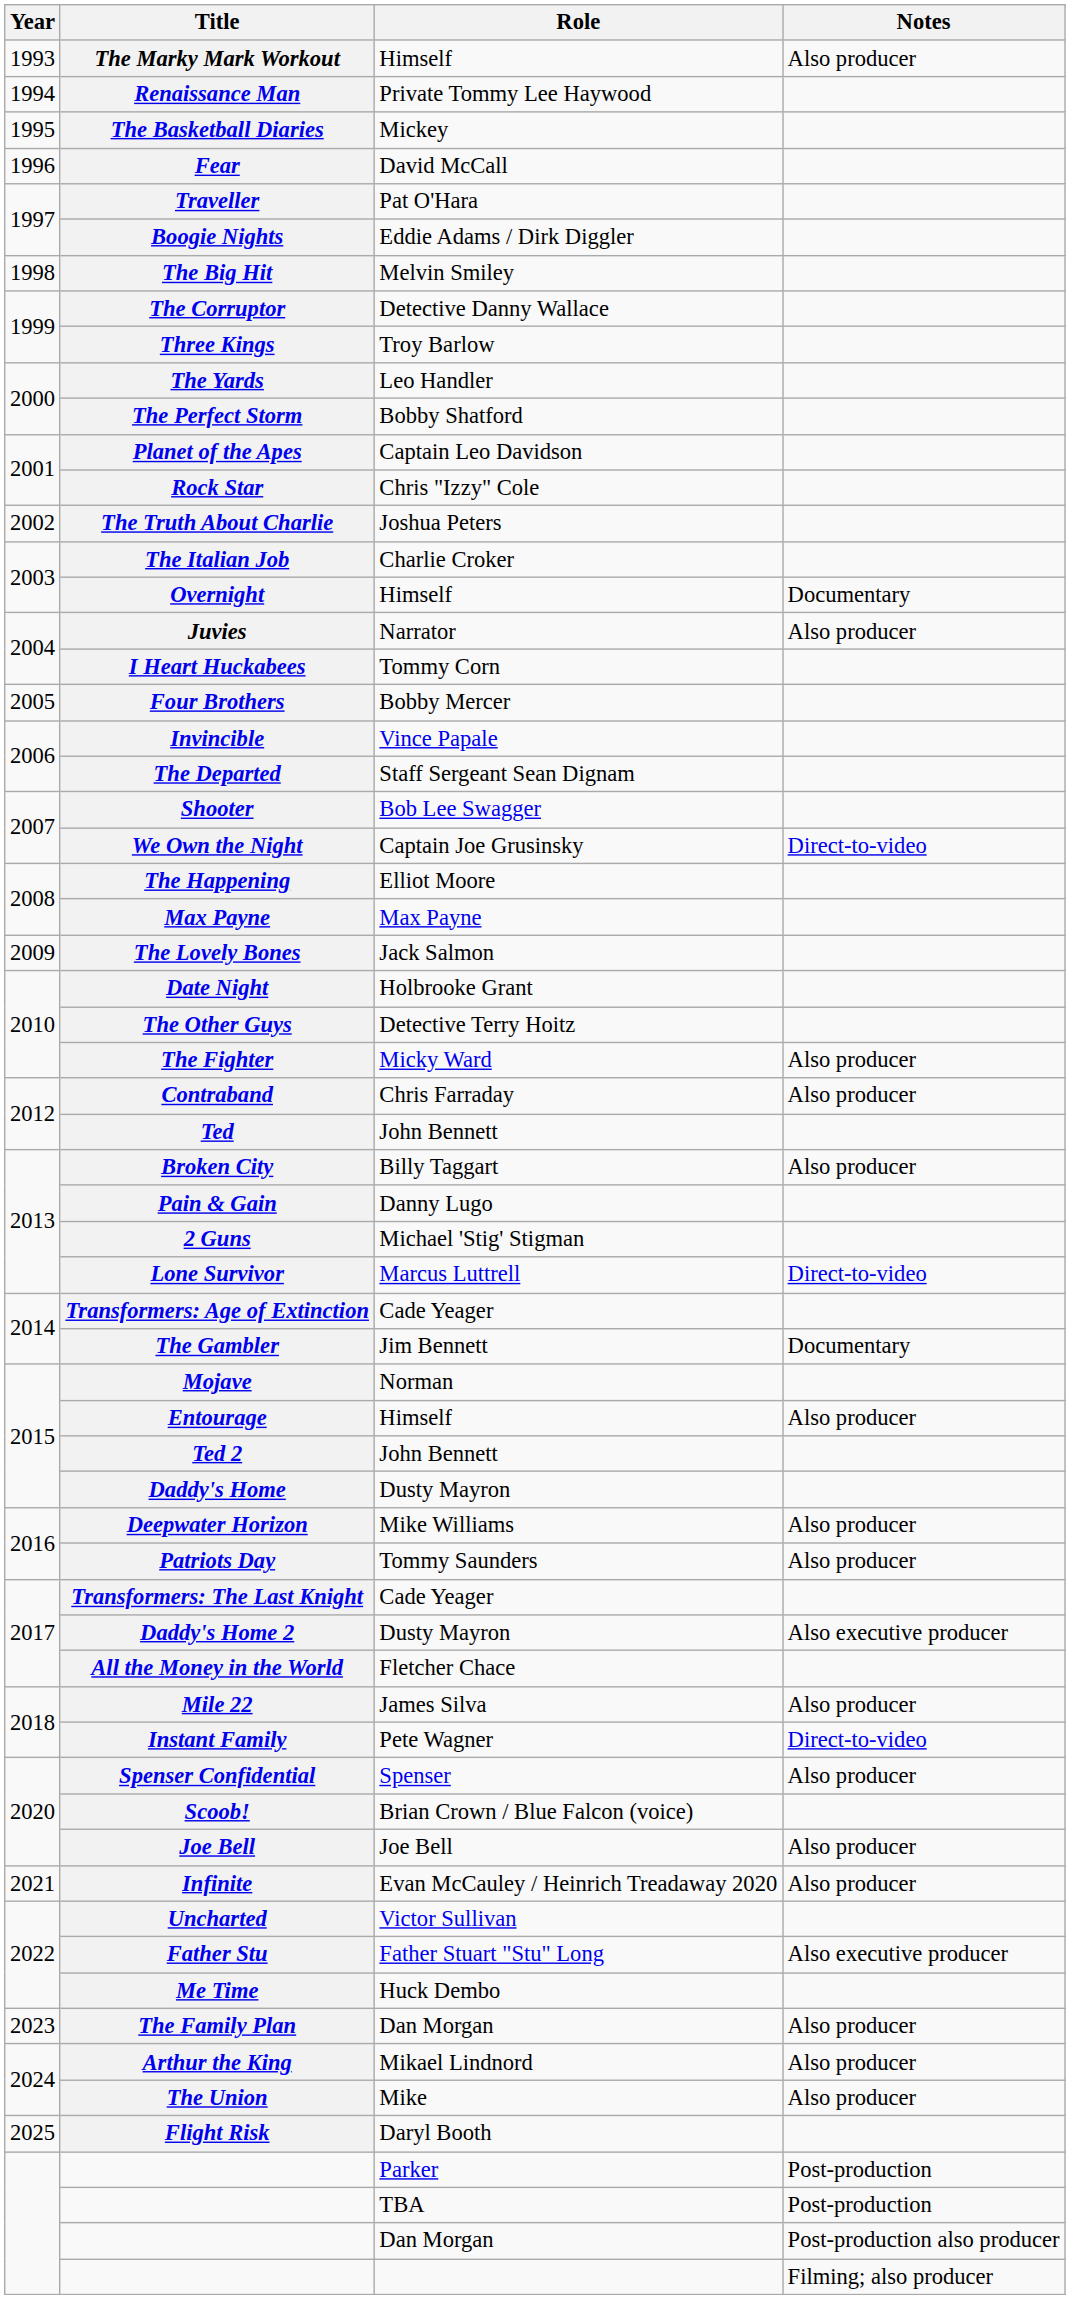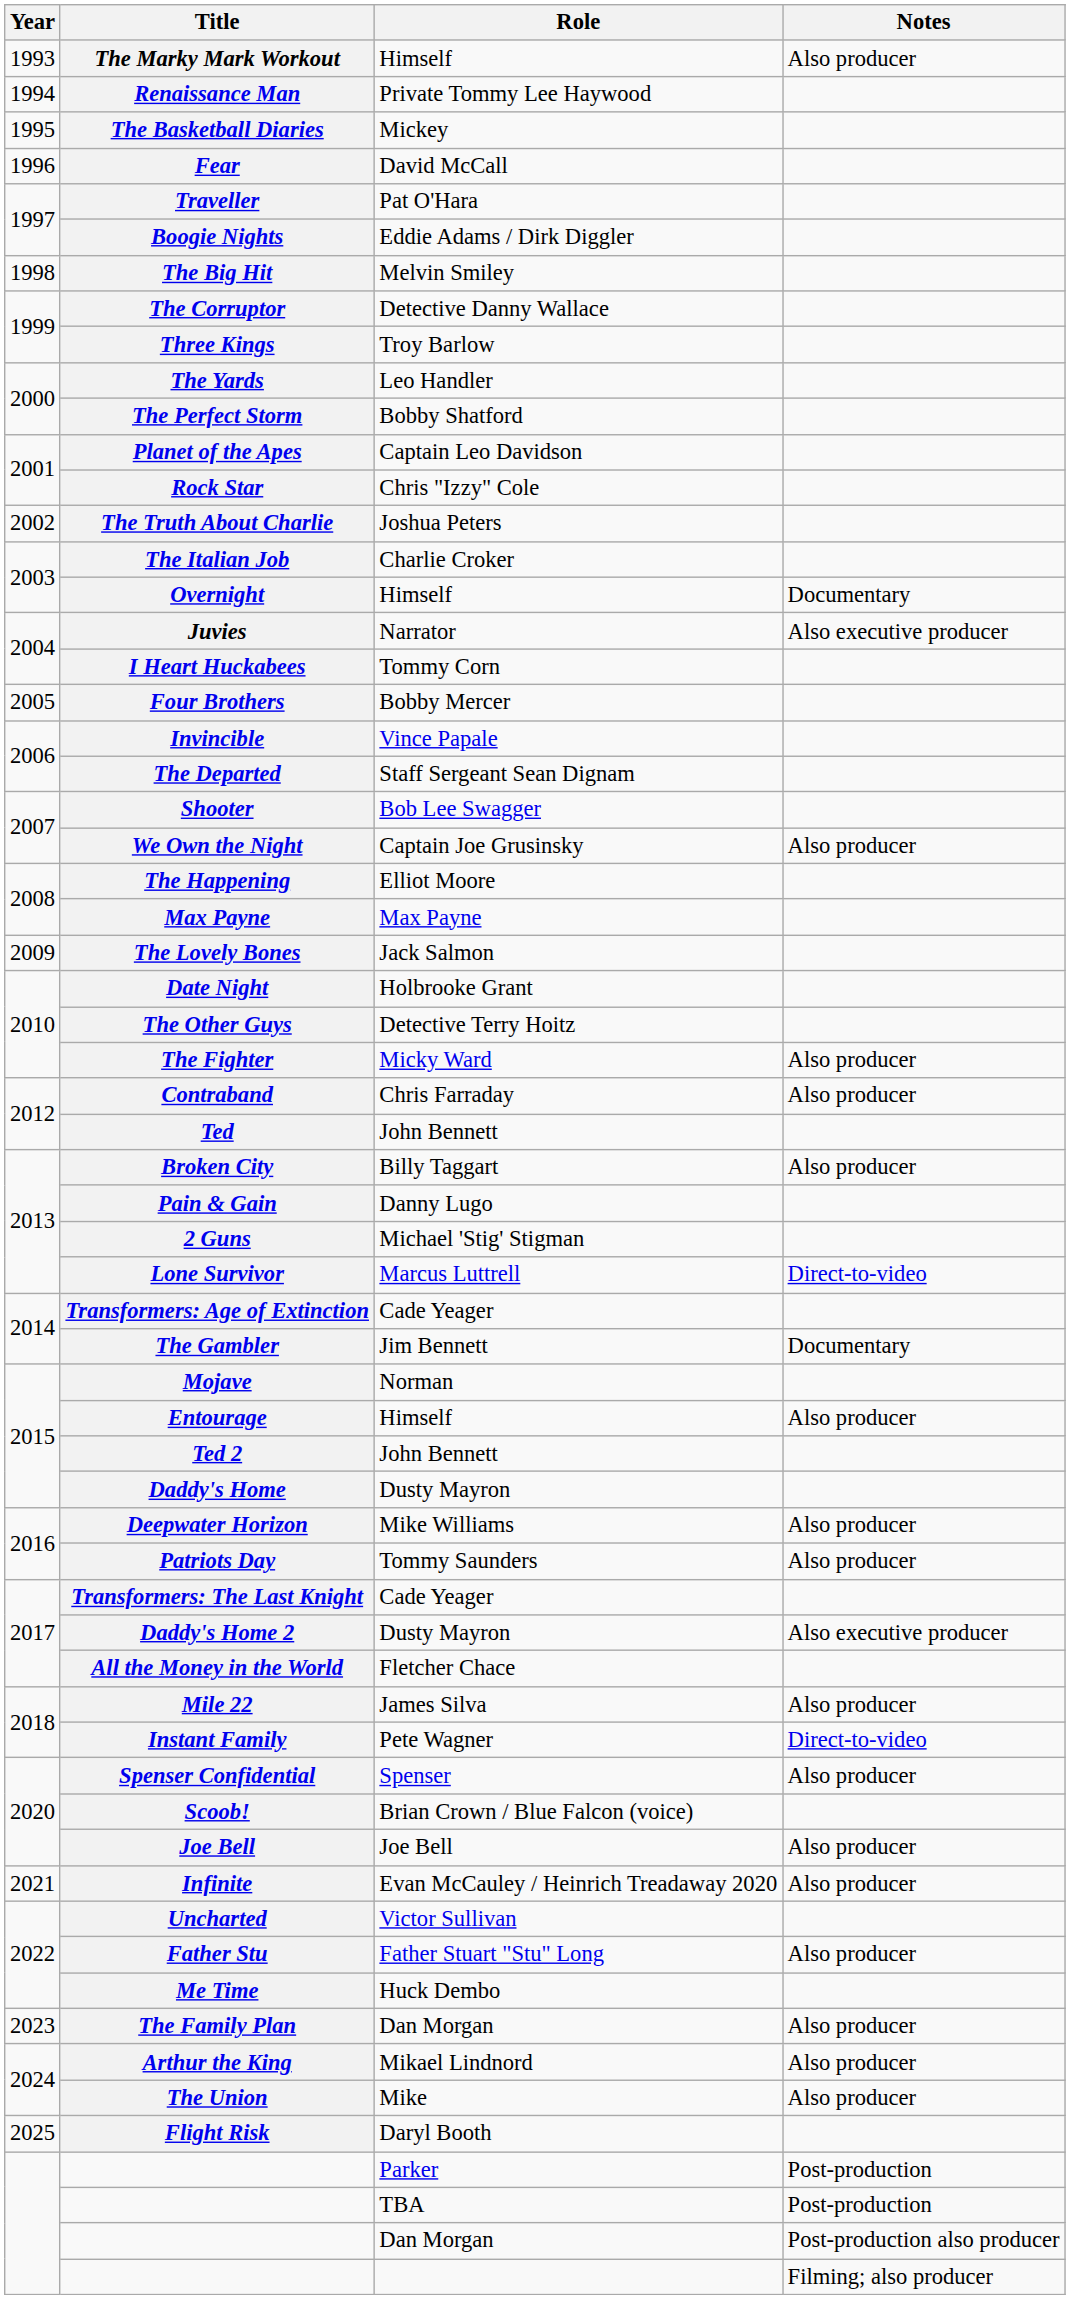(852, 630) Also producer -> (898, 630) Also executive producer
(857, 845) Direct-to-video -> (852, 845) Also producer
(898, 1954) Also executive producer -> (852, 1954) Also producer
